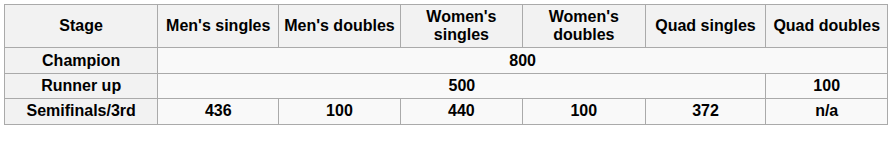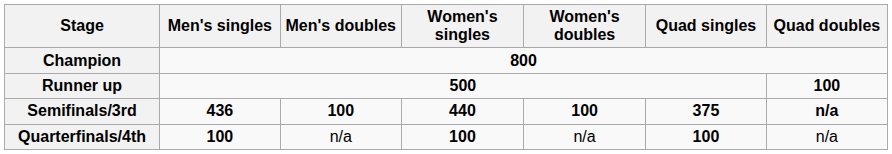(705, 111) 372 -> (706, 111) 375
+ row: (82, 136)
